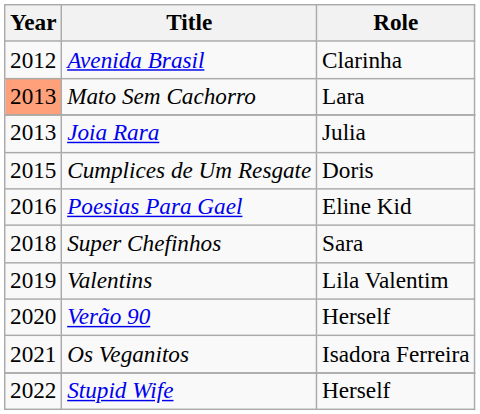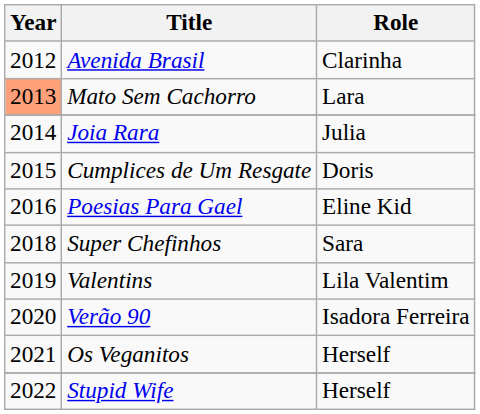(33, 133) 2013 -> (33, 133) 2014
(356, 317) Herself -> (396, 317) Isadora Ferreira
(396, 354) Isadora Ferreira -> (356, 354) Herself
